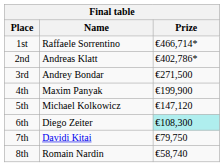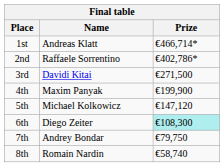(81, 43) Raffaele Sorrentino -> (70, 43) Andreas Klatt
(70, 59) Andreas Klatt -> (81, 59) Raffaele Sorrentino
(73, 75) Andrey Bondar -> (67, 75) Davidi Kitai
(67, 138) Davidi Kitai -> (73, 138) Andrey Bondar
